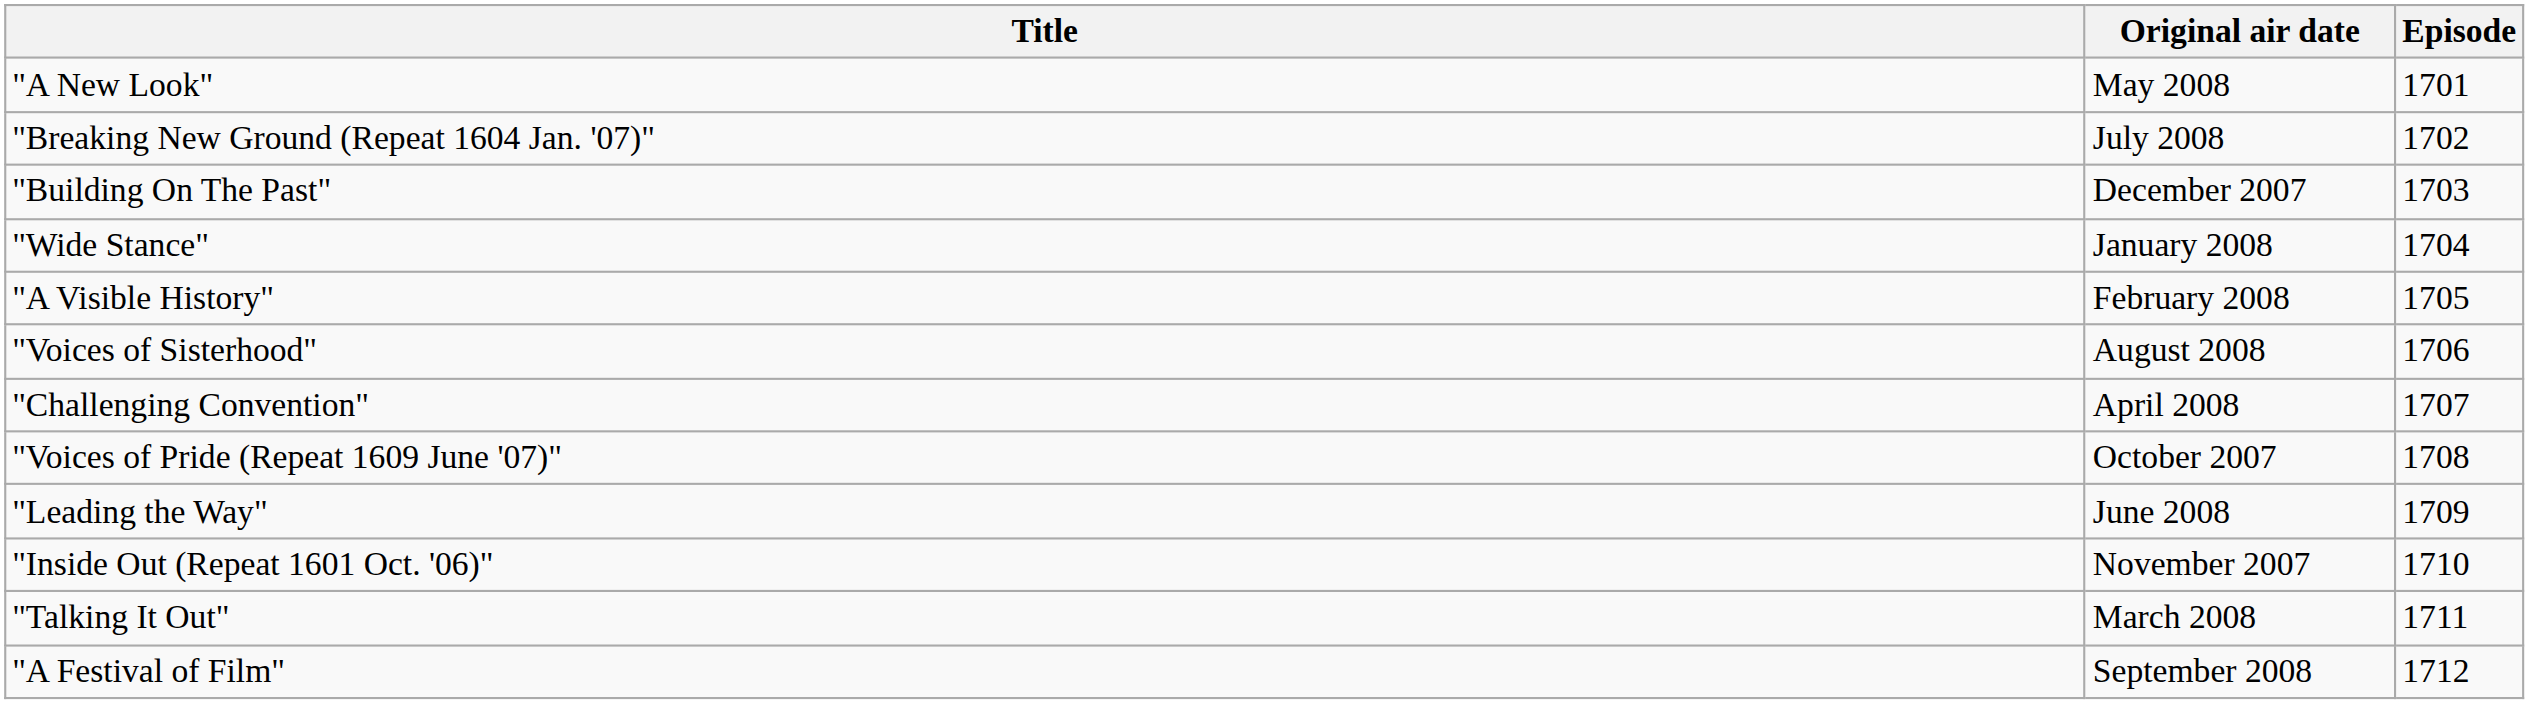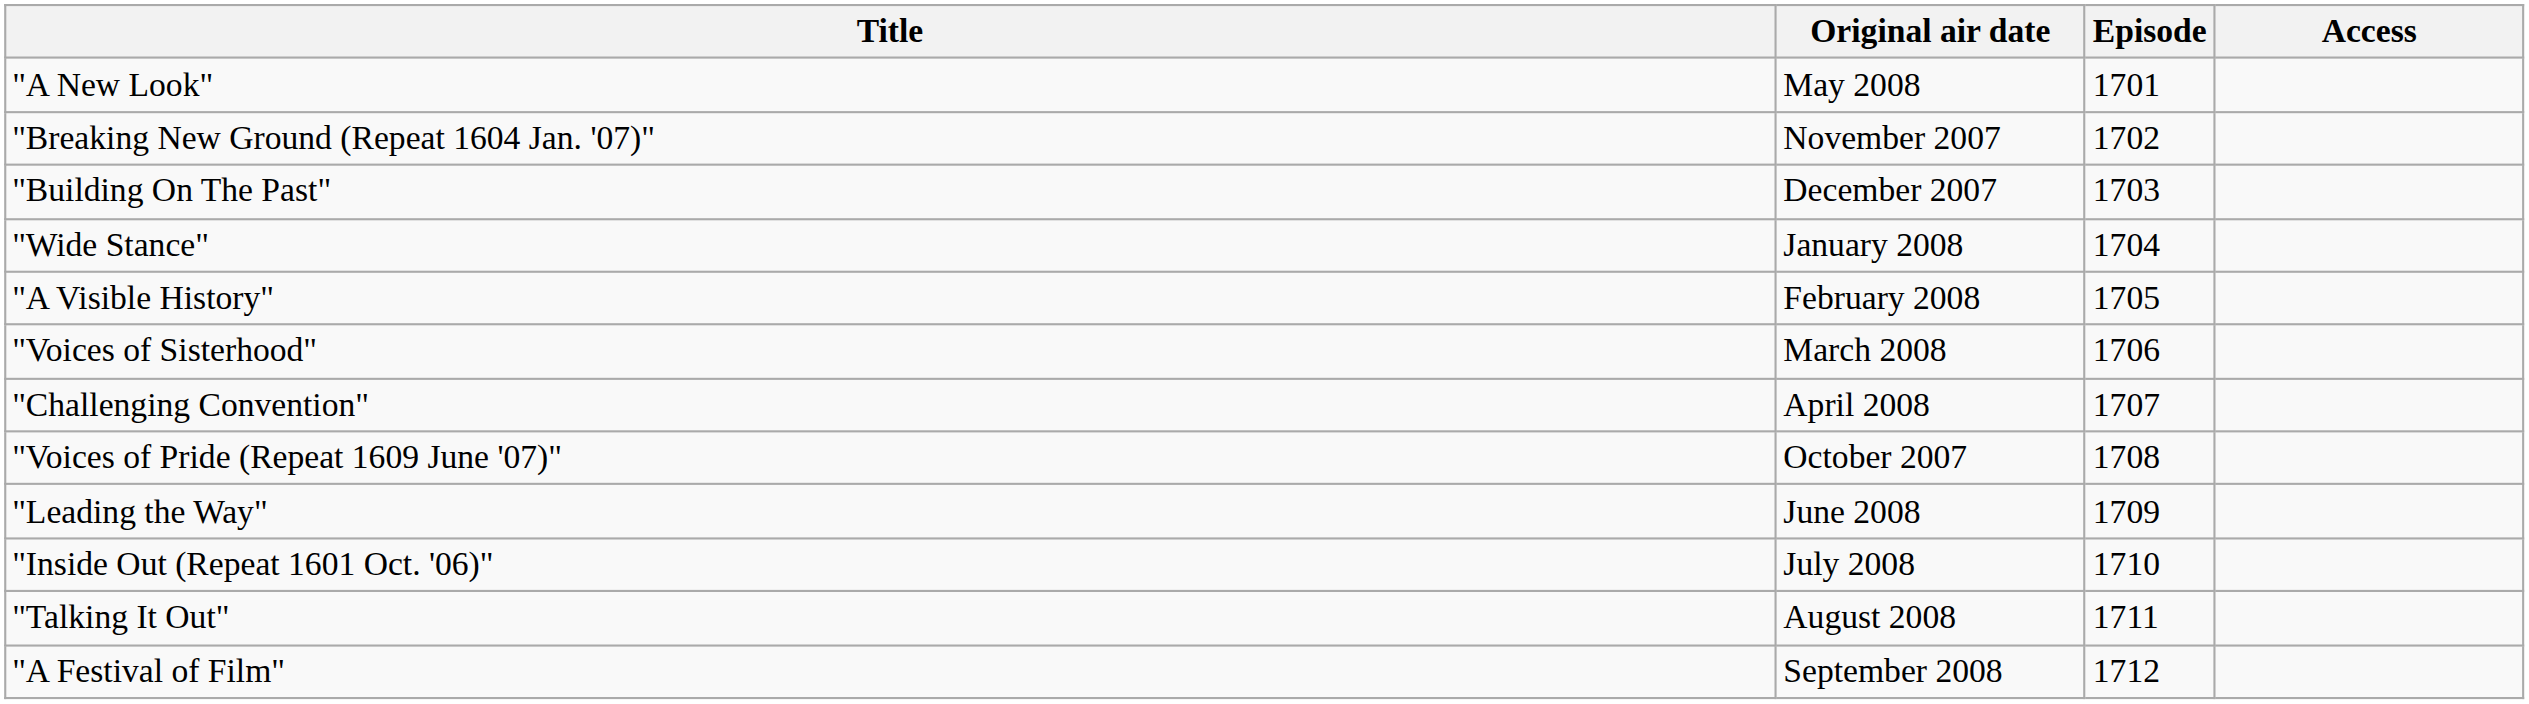+ column: (2369, 31)
(2159, 137) July 2008 -> (1892, 137) November 2007
(2179, 350) August 2008 -> (1865, 350) March 2008
(2202, 564) November 2007 -> (1849, 564) July 2008
(2174, 617) March 2008 -> (1870, 617) August 2008
